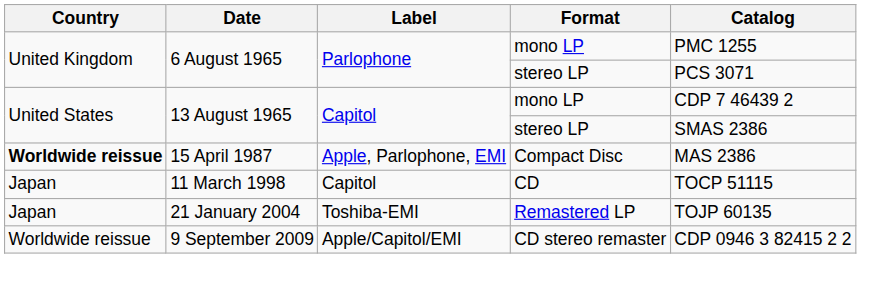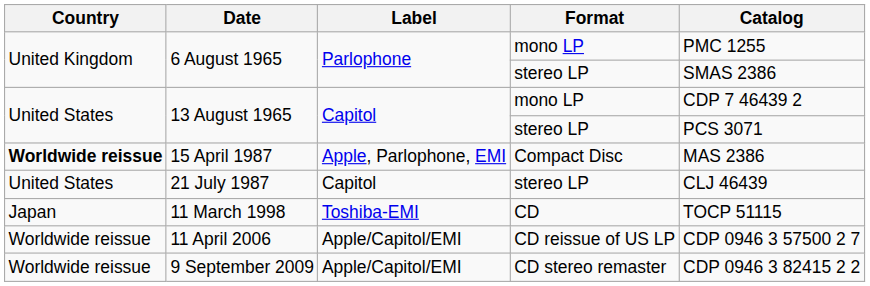(714, 73) PCS 3071 -> (730, 73) SMAS 2386
(721, 128) SMAS 2386 -> (723, 128) PCS 3071
+ row: (220, 184)
(349, 184) Capitol -> (370, 211) Toshiba-EMI
- row: (235, 211)
+ row: (221, 239)
